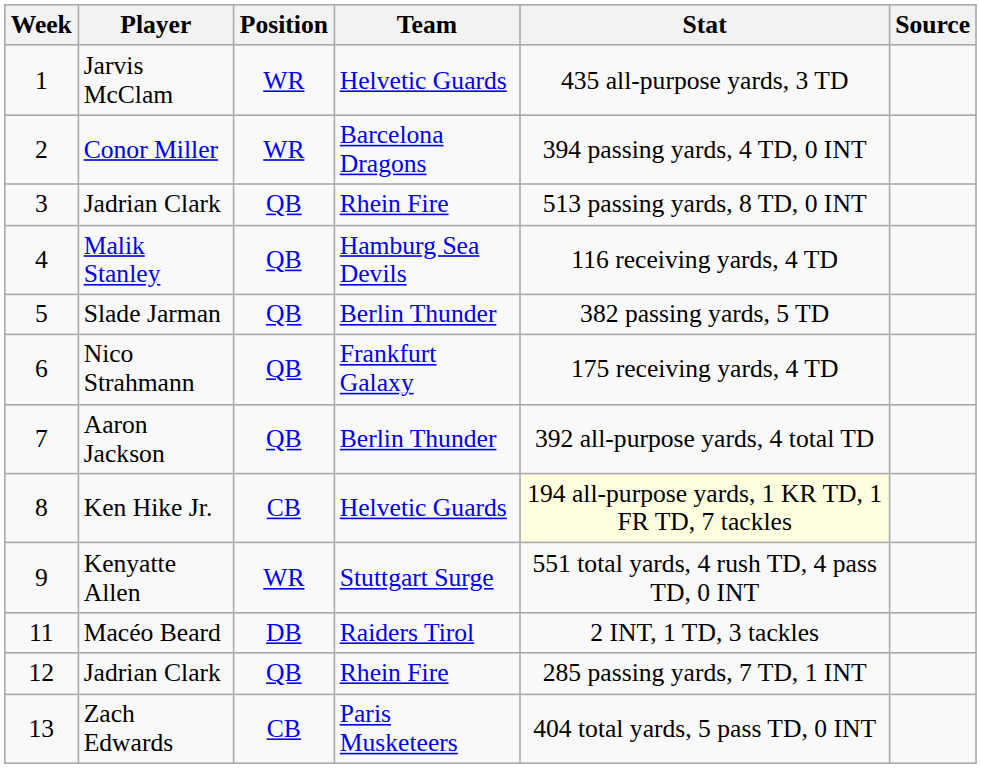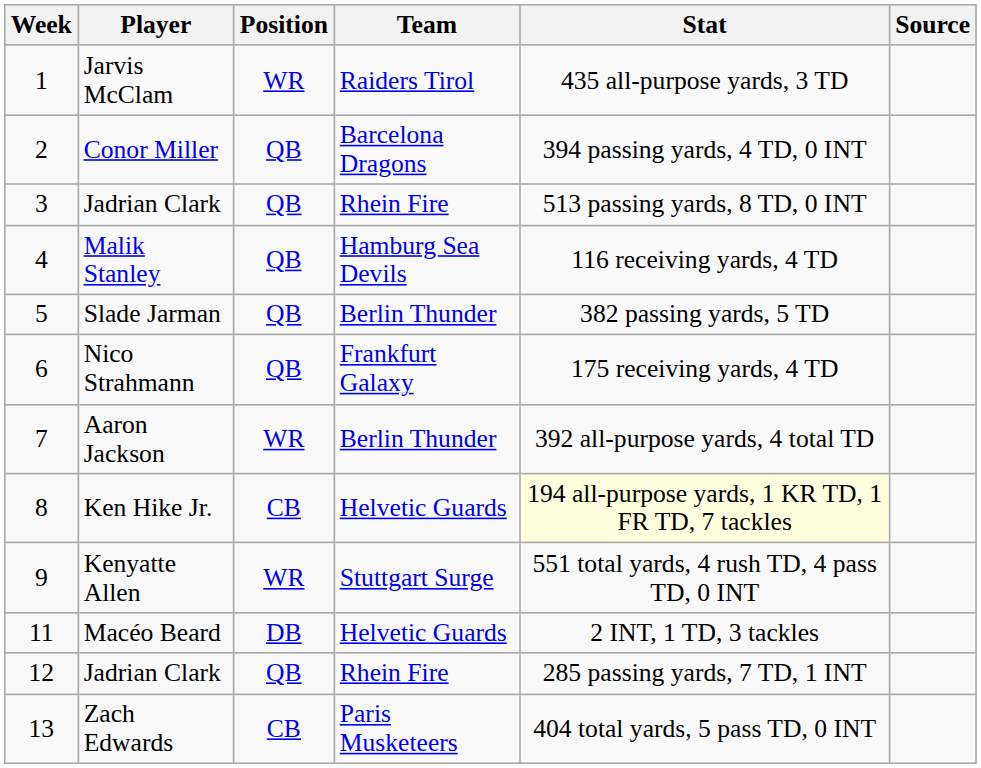(423, 79) Helvetic Guards -> (407, 79) Raiders Tirol
(284, 149) WR -> (284, 149) QB
(284, 438) QB -> (284, 438) WR
(407, 632) Raiders Tirol -> (423, 632) Helvetic Guards
